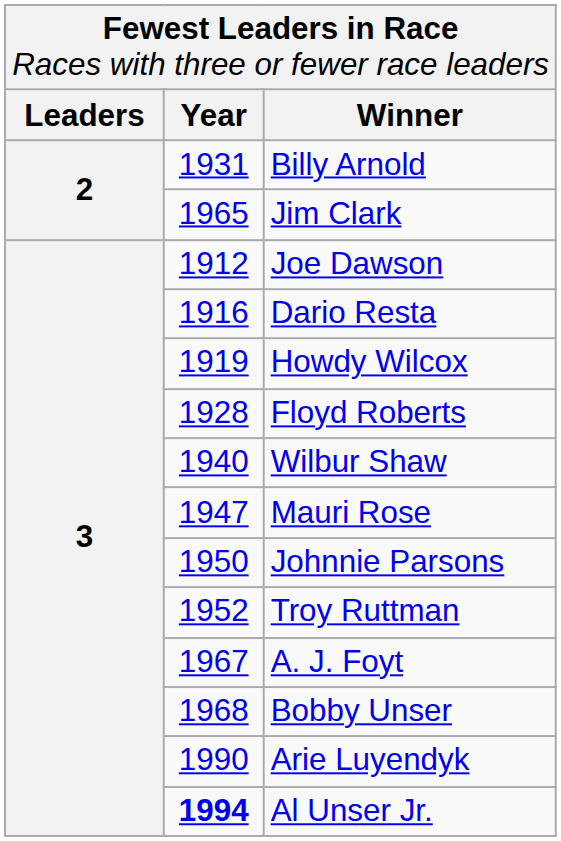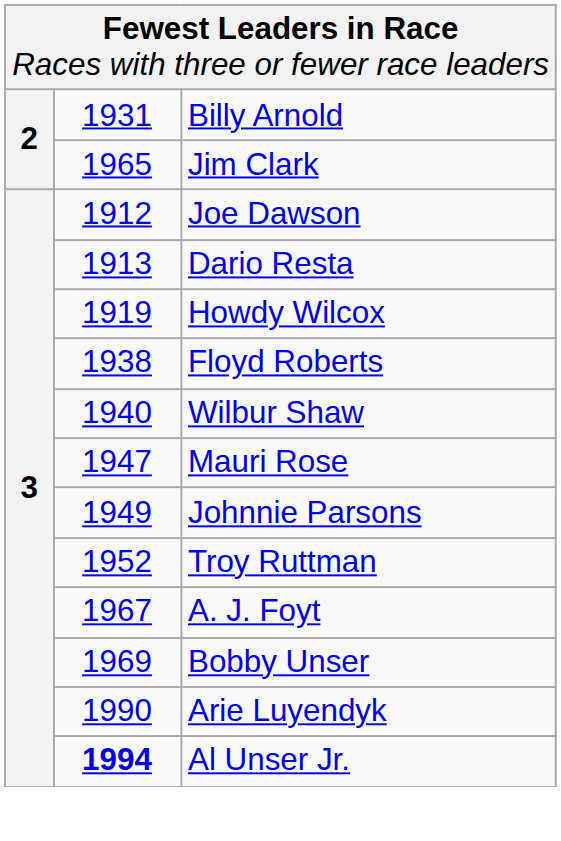- row: (410, 114)
(214, 313) 1916 -> (117, 263) 1913
(214, 412) 1928 -> (117, 363) 1938
(214, 561) 1950 -> (117, 512) 1949
(214, 711) 1968 -> (117, 661) 1969
